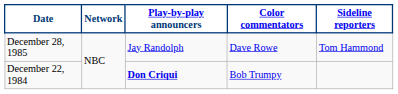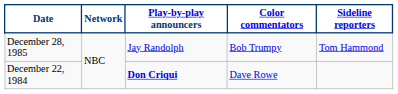(253, 47) Dave Rowe -> (256, 47) Bob Trumpy
(256, 75) Bob Trumpy -> (253, 75) Dave Rowe
